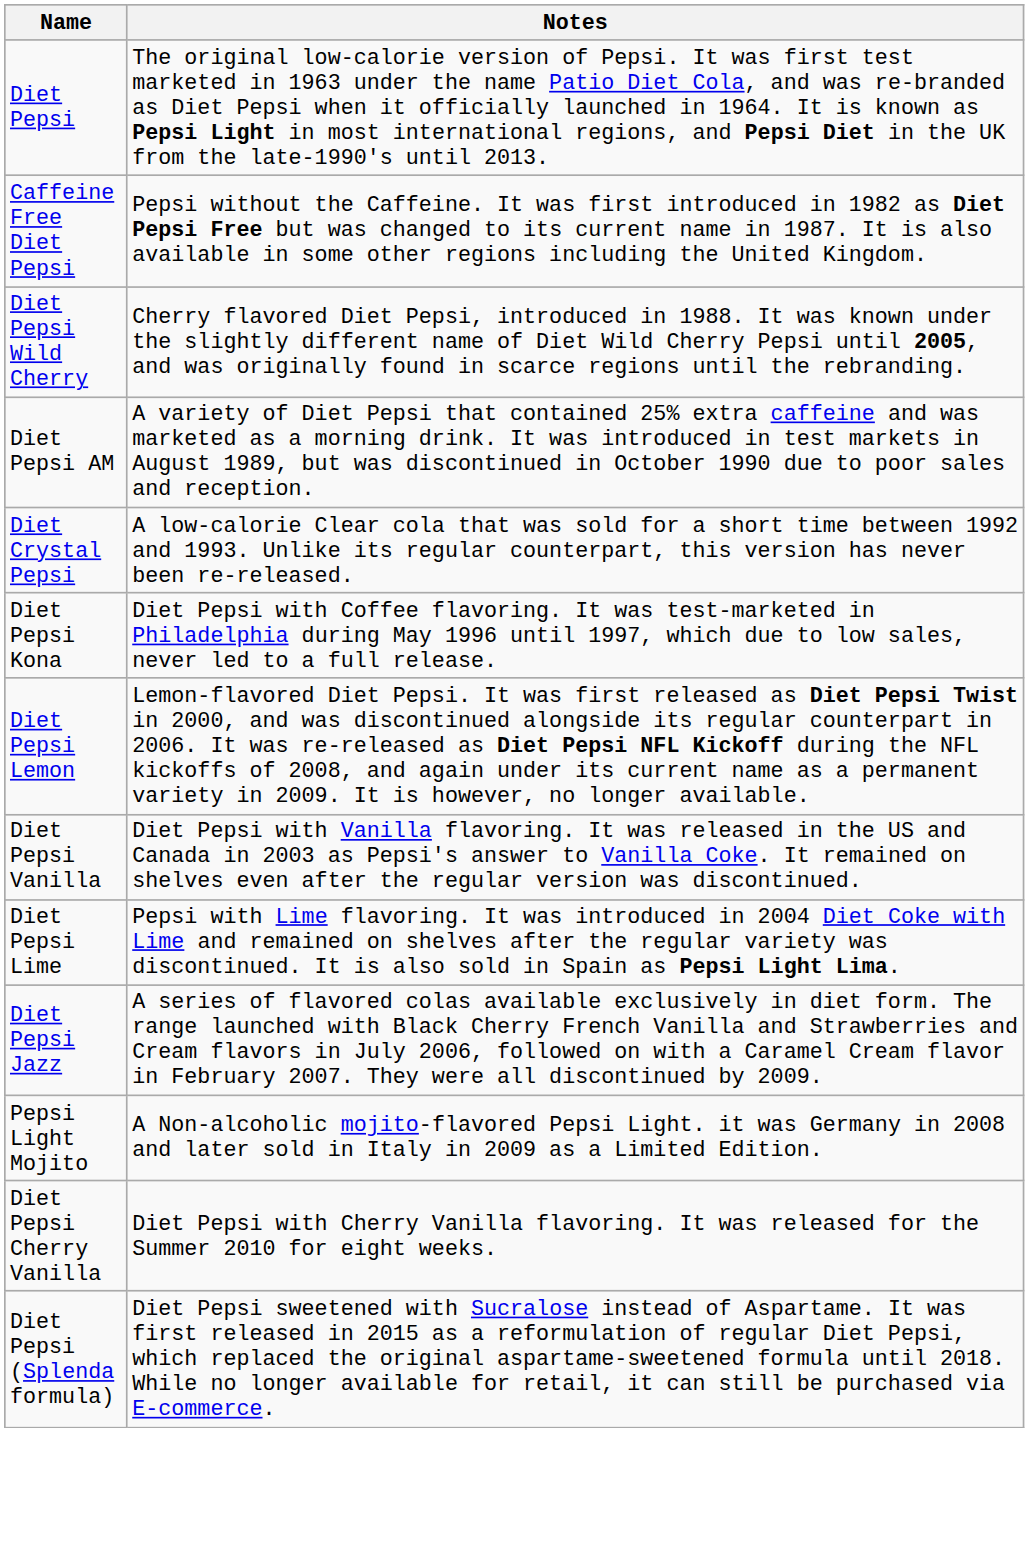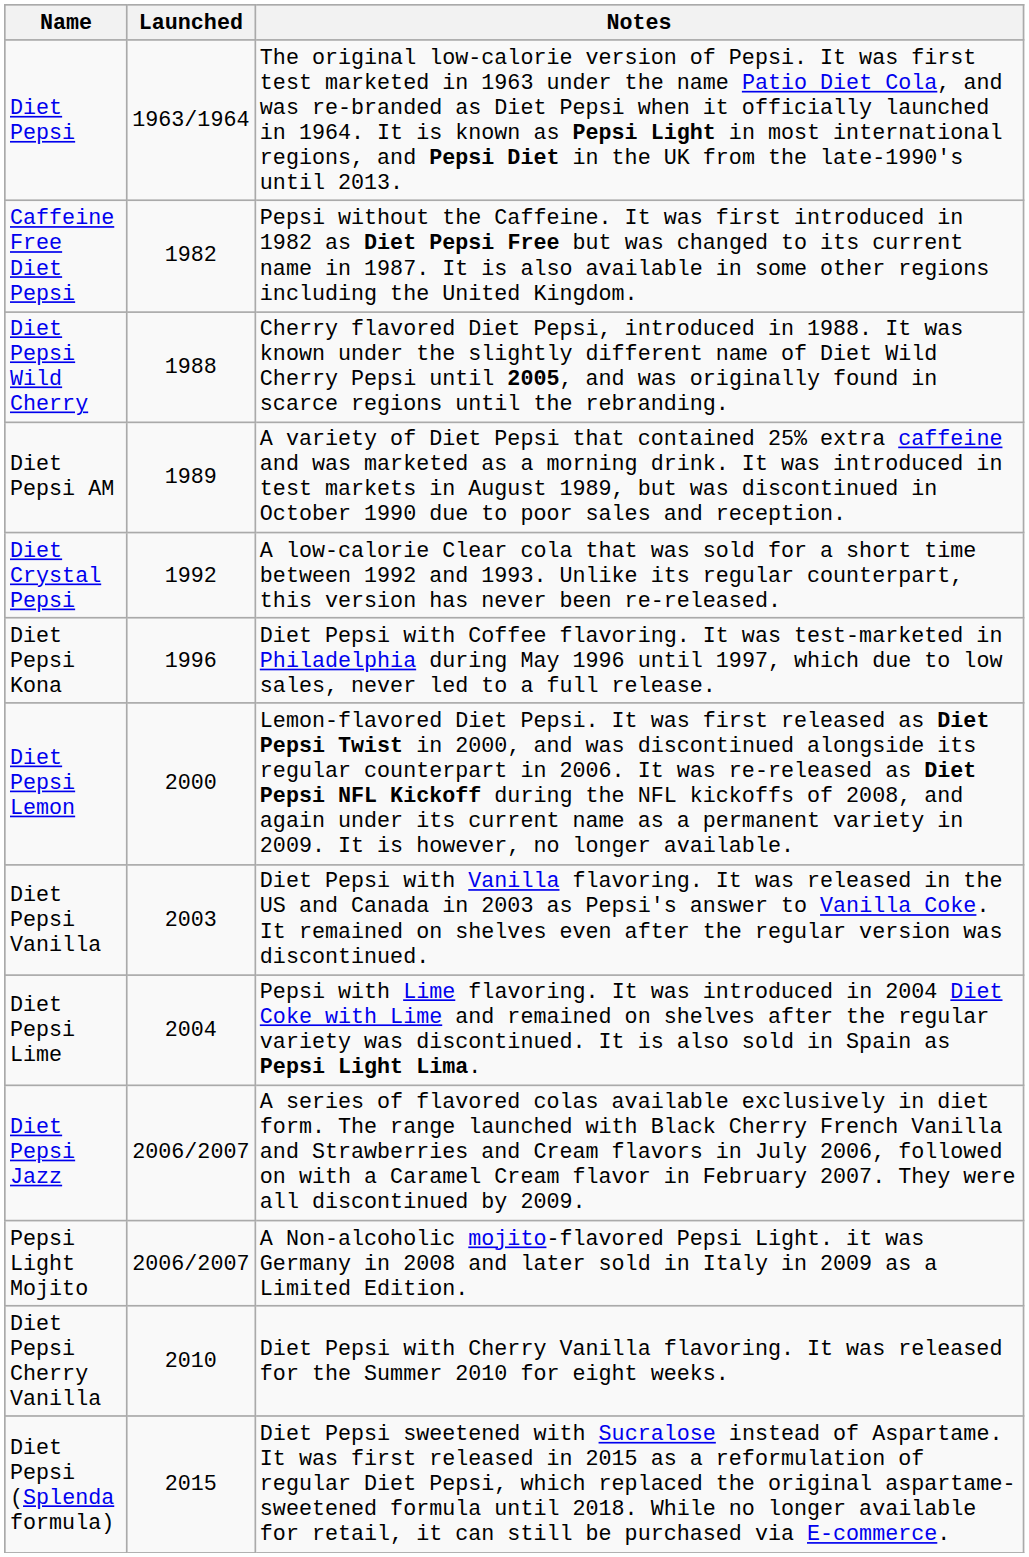+ column: (191, 23)
